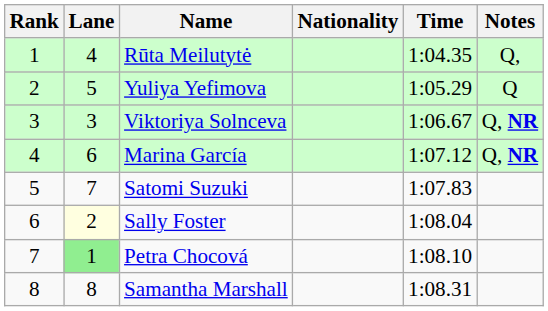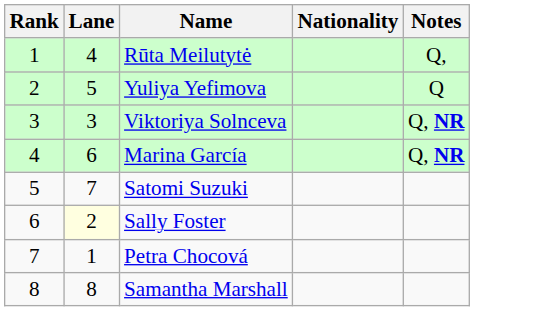- column: (440, 21)
(91, 255) lightgreen background -> (91, 255) no background
